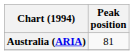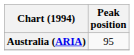(108, 41) 81 -> (108, 41) 95
